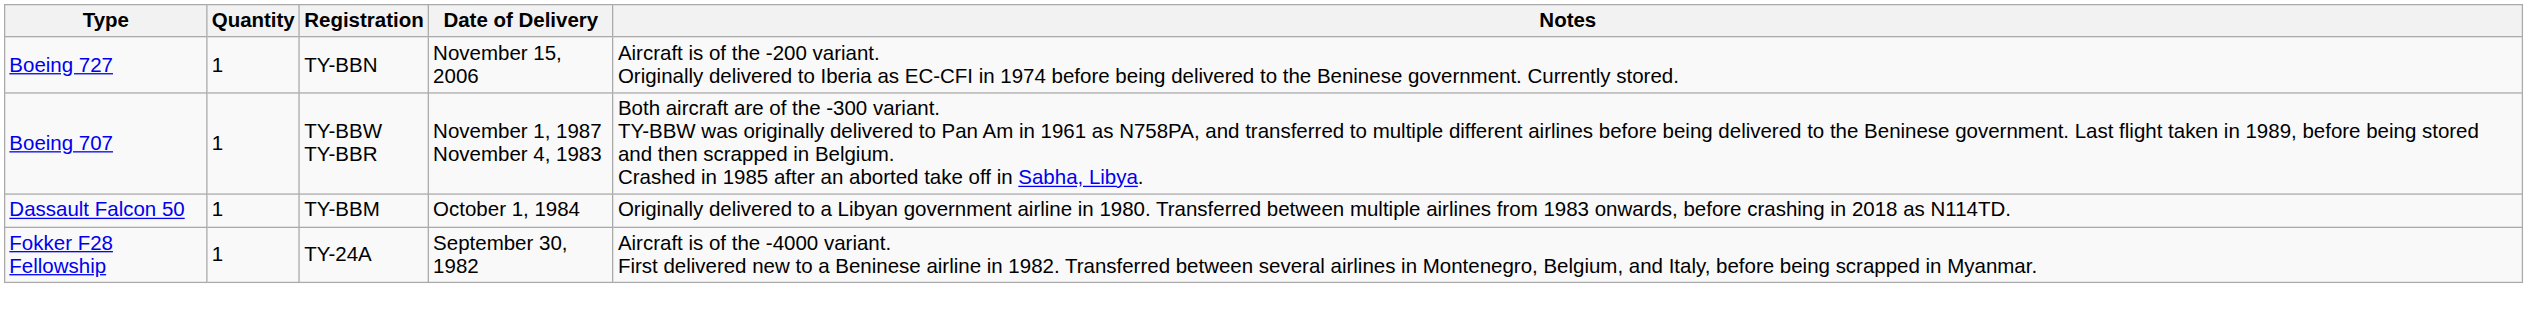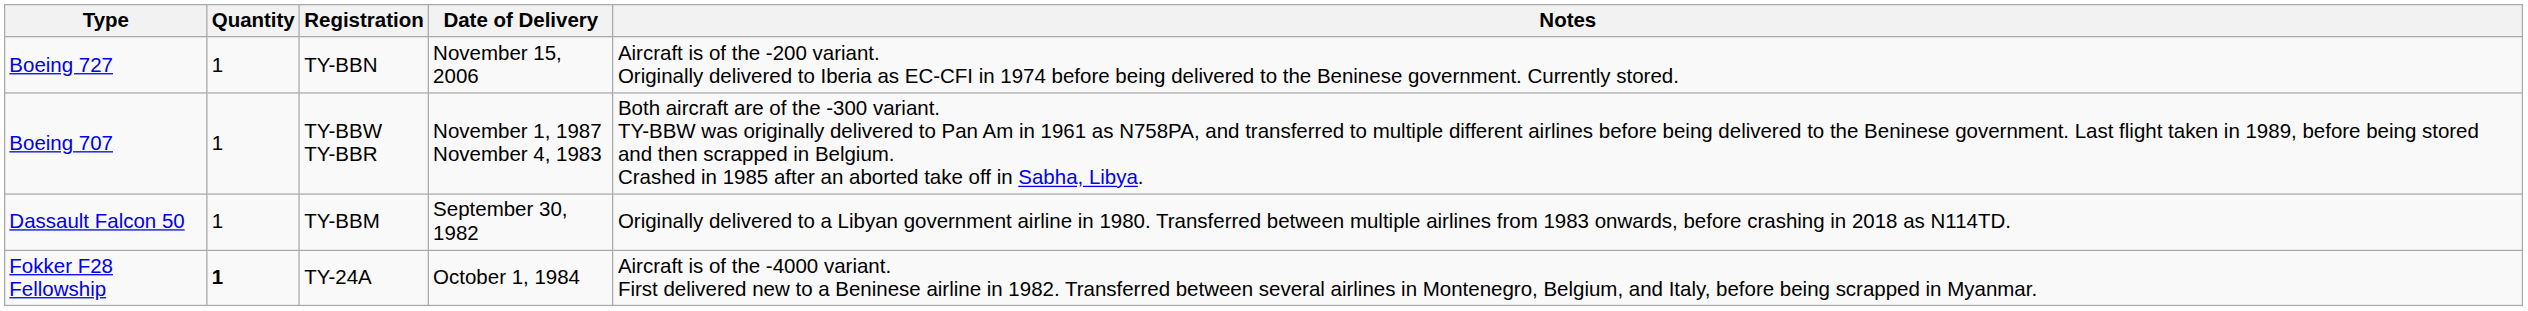(507, 210) October 1, 1984 -> (500, 221) September 30, 1982
(217, 254) normal -> (217, 277) bold
(500, 254) September 30, 1982 -> (507, 277) October 1, 1984
